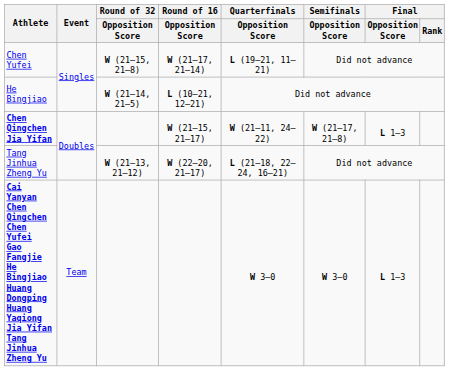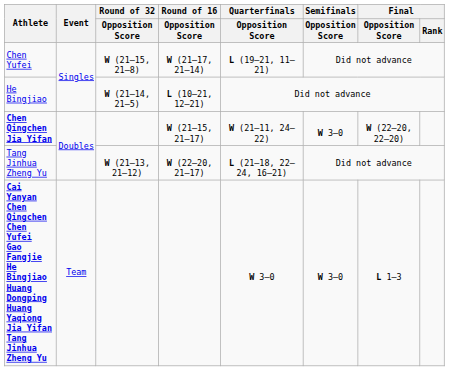(335, 133) W (21–17, 21–8) -> (330, 133) W 3–0
(393, 133) L 1–3 -> (389, 133) W (22–20, 22–20)
